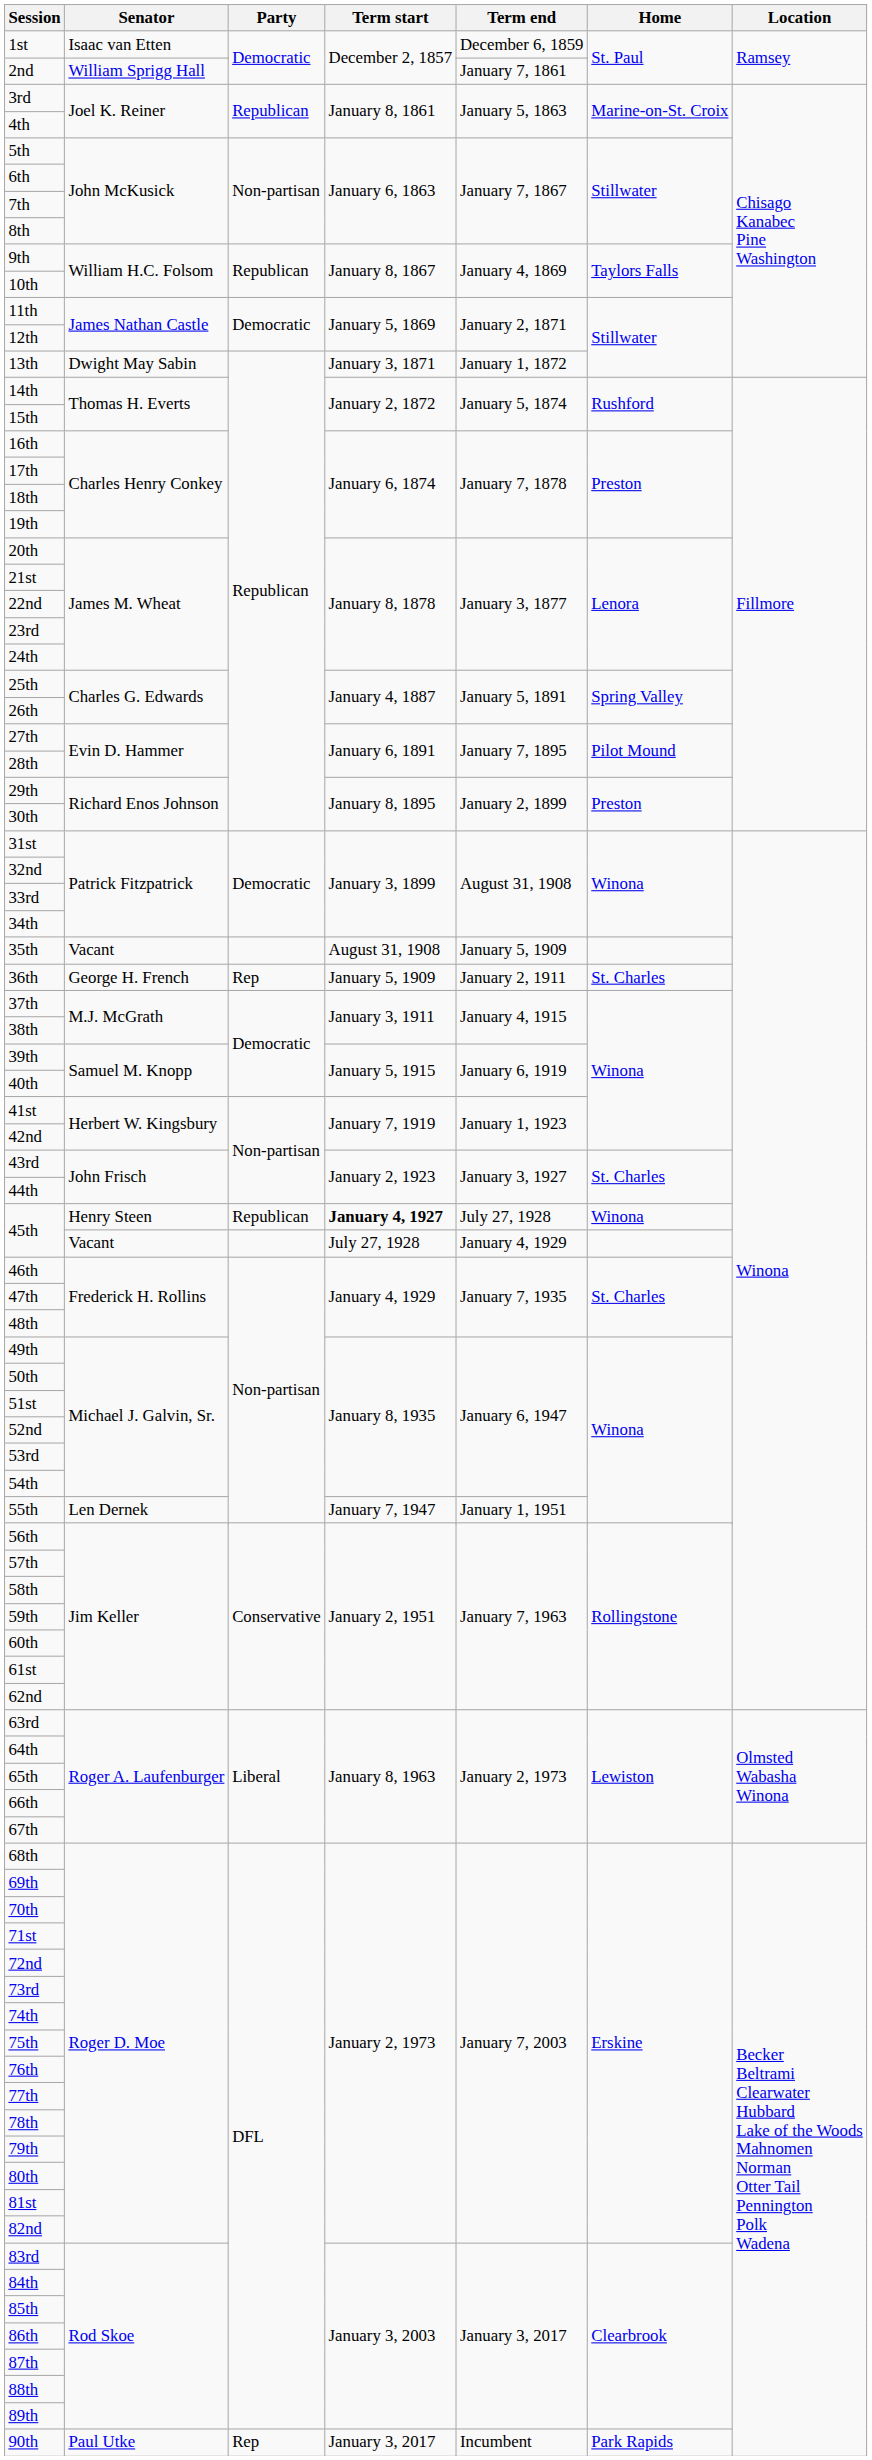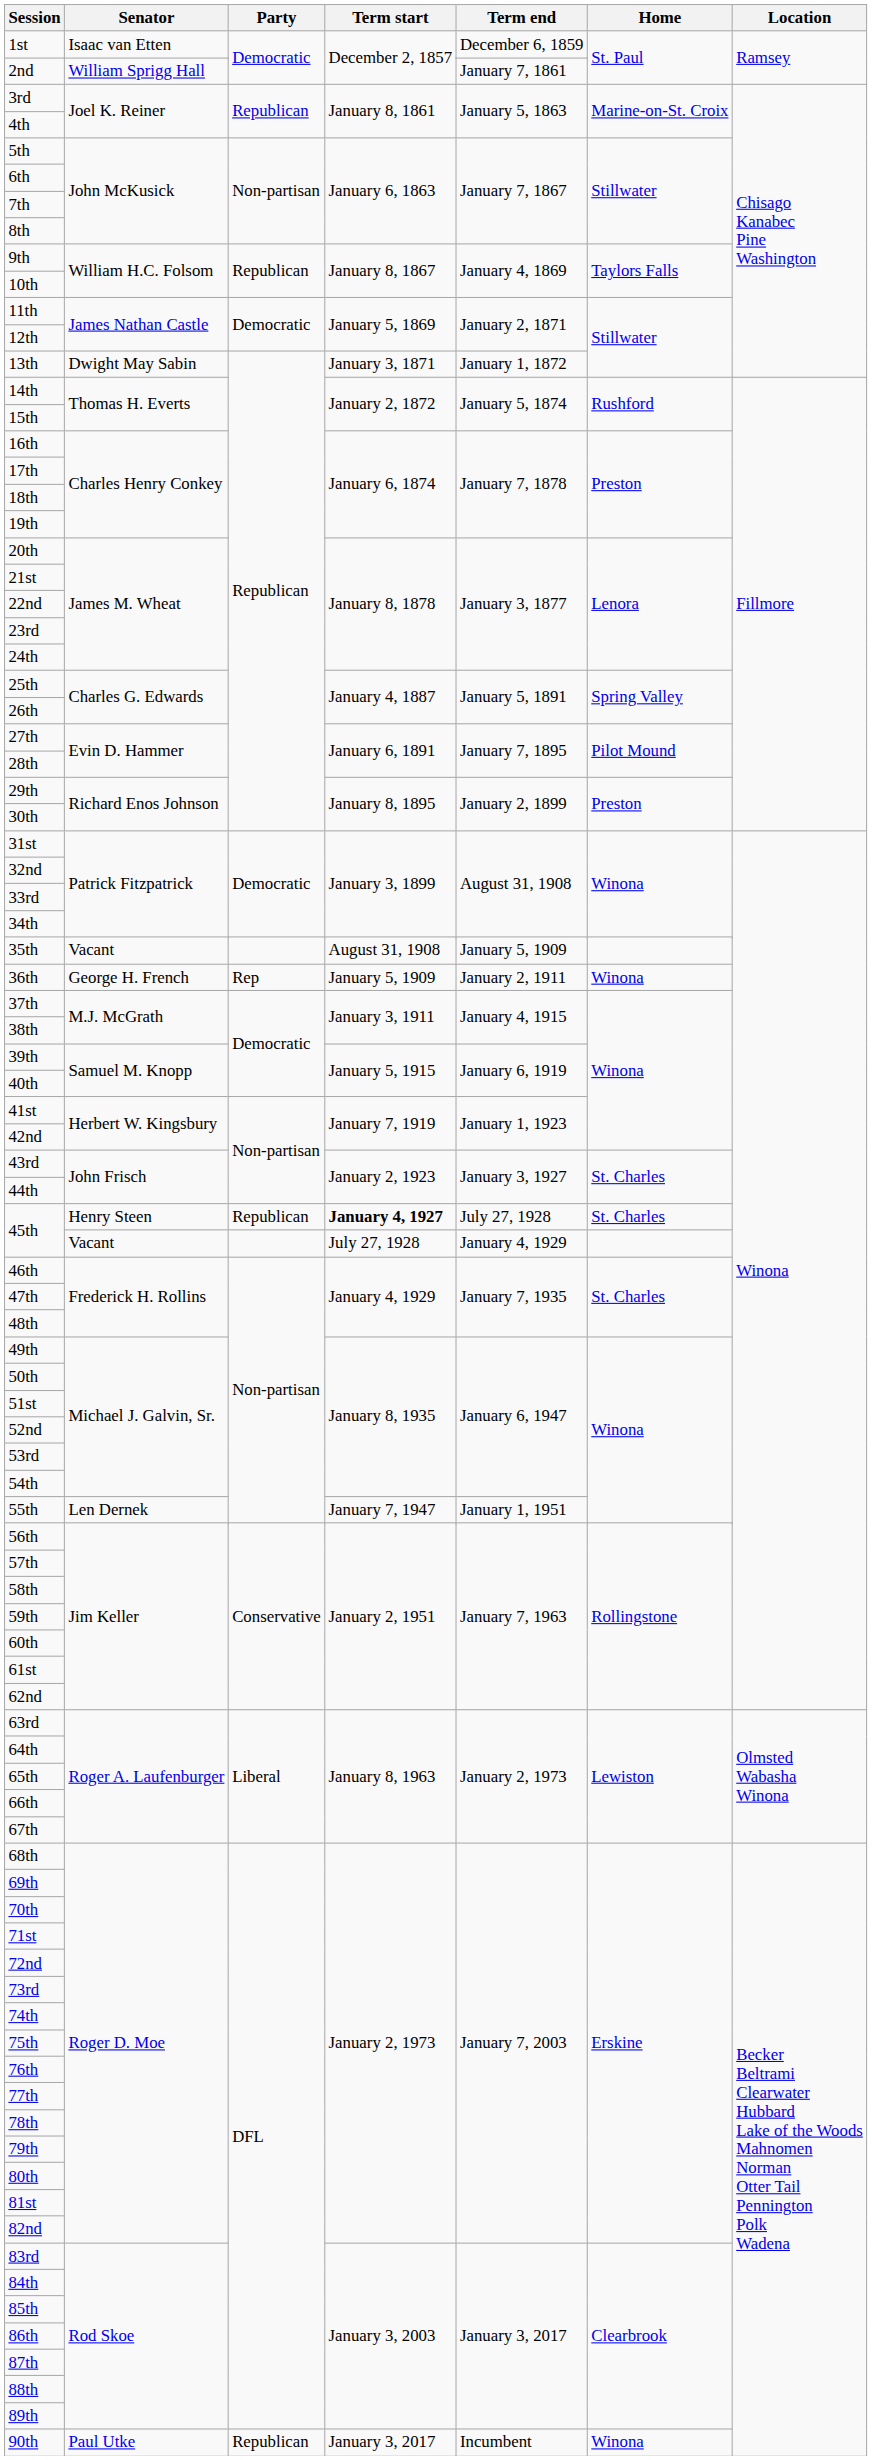(628, 976) St. Charles -> (618, 976) Winona
(618, 1216) Winona -> (628, 1216) St. Charles
(246, 2442) Rep -> (270, 2442) Republican
(632, 2442) Park Rapids -> (618, 2442) Winona
